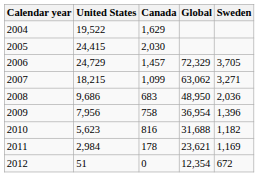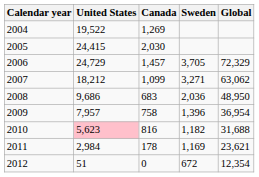columns swapped: (234, 12) <-> (197, 12)
(153, 29) 1,629 -> (153, 29) 1,269
(91, 79) 18,215 -> (91, 79) 18,212
(88, 113) 7,956 -> (88, 113) 7,957
(88, 130) no background -> (88, 130) pink background
